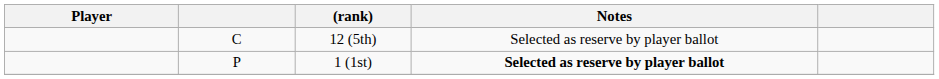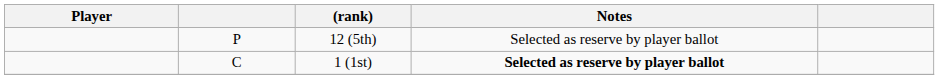(237, 39) C -> (237, 39) P
(237, 62) P -> (237, 62) C
